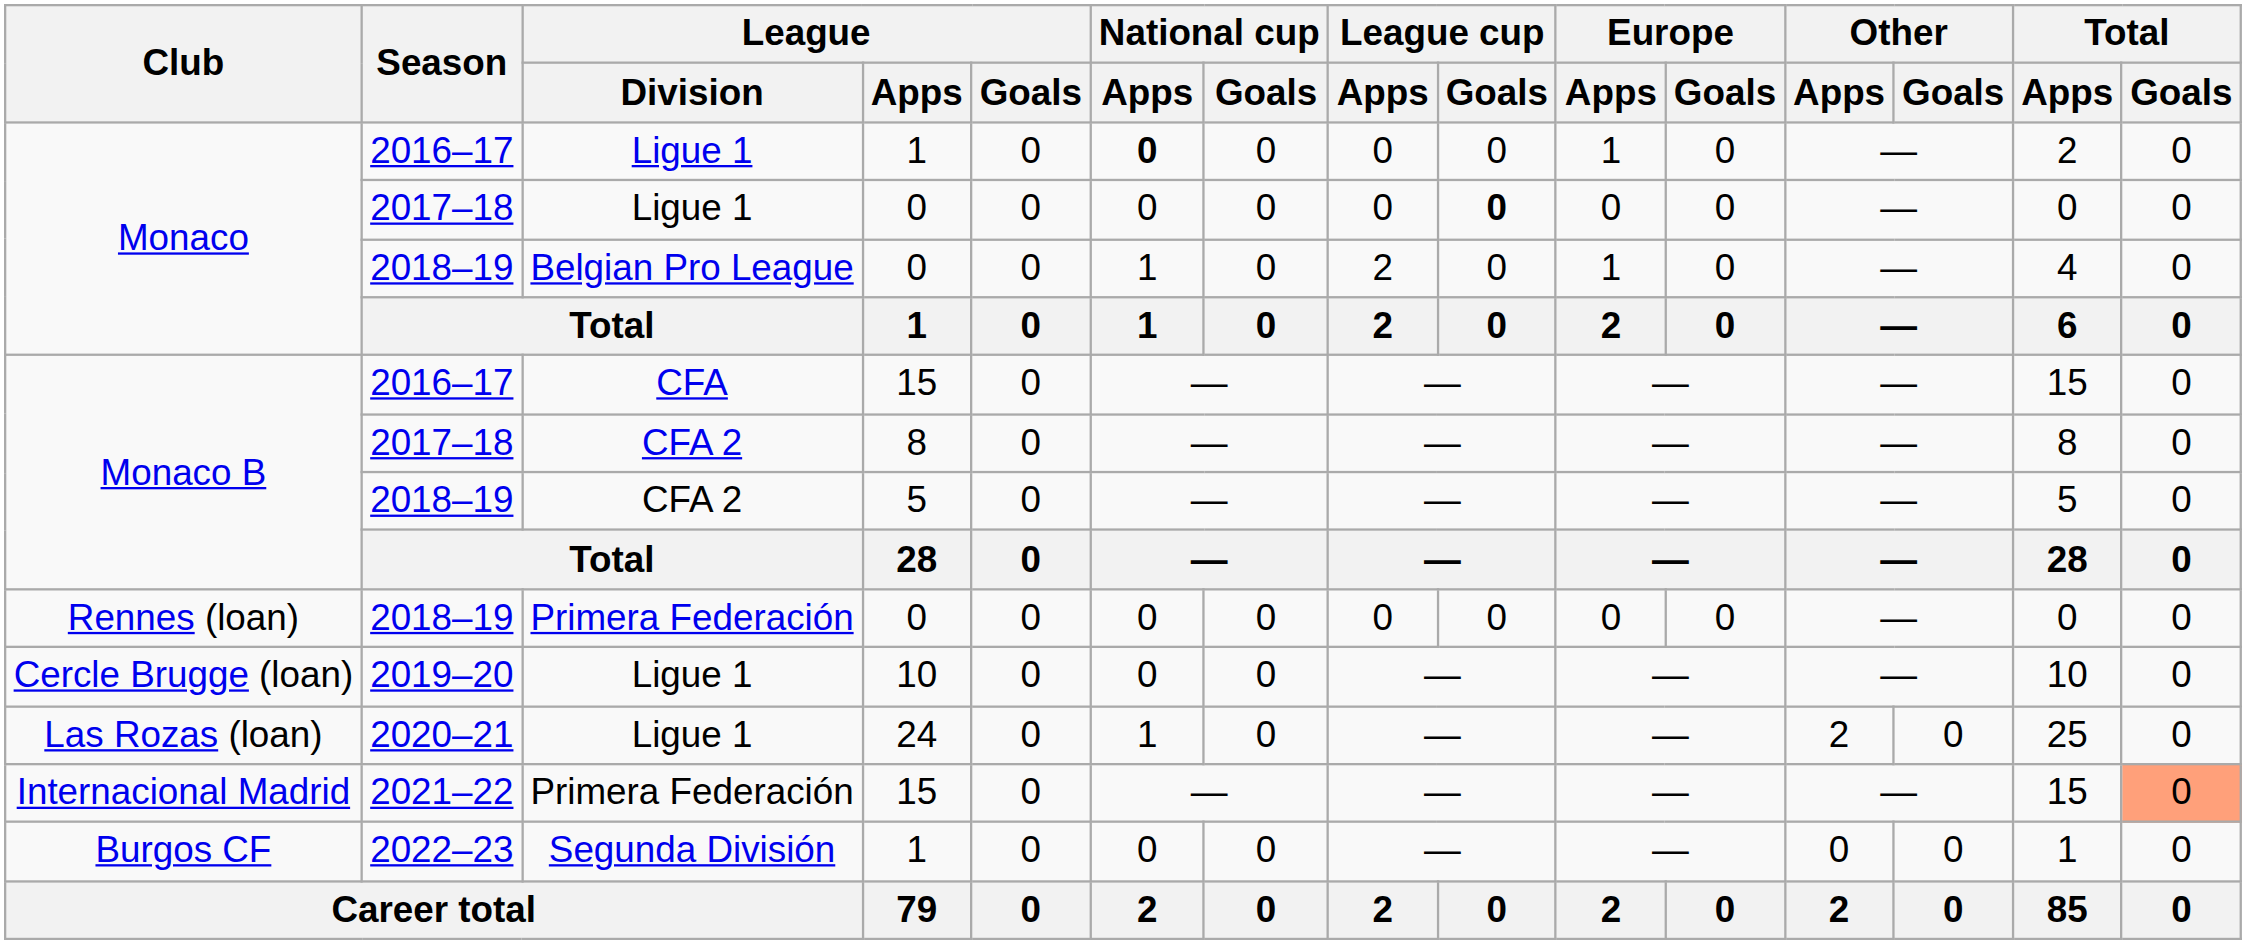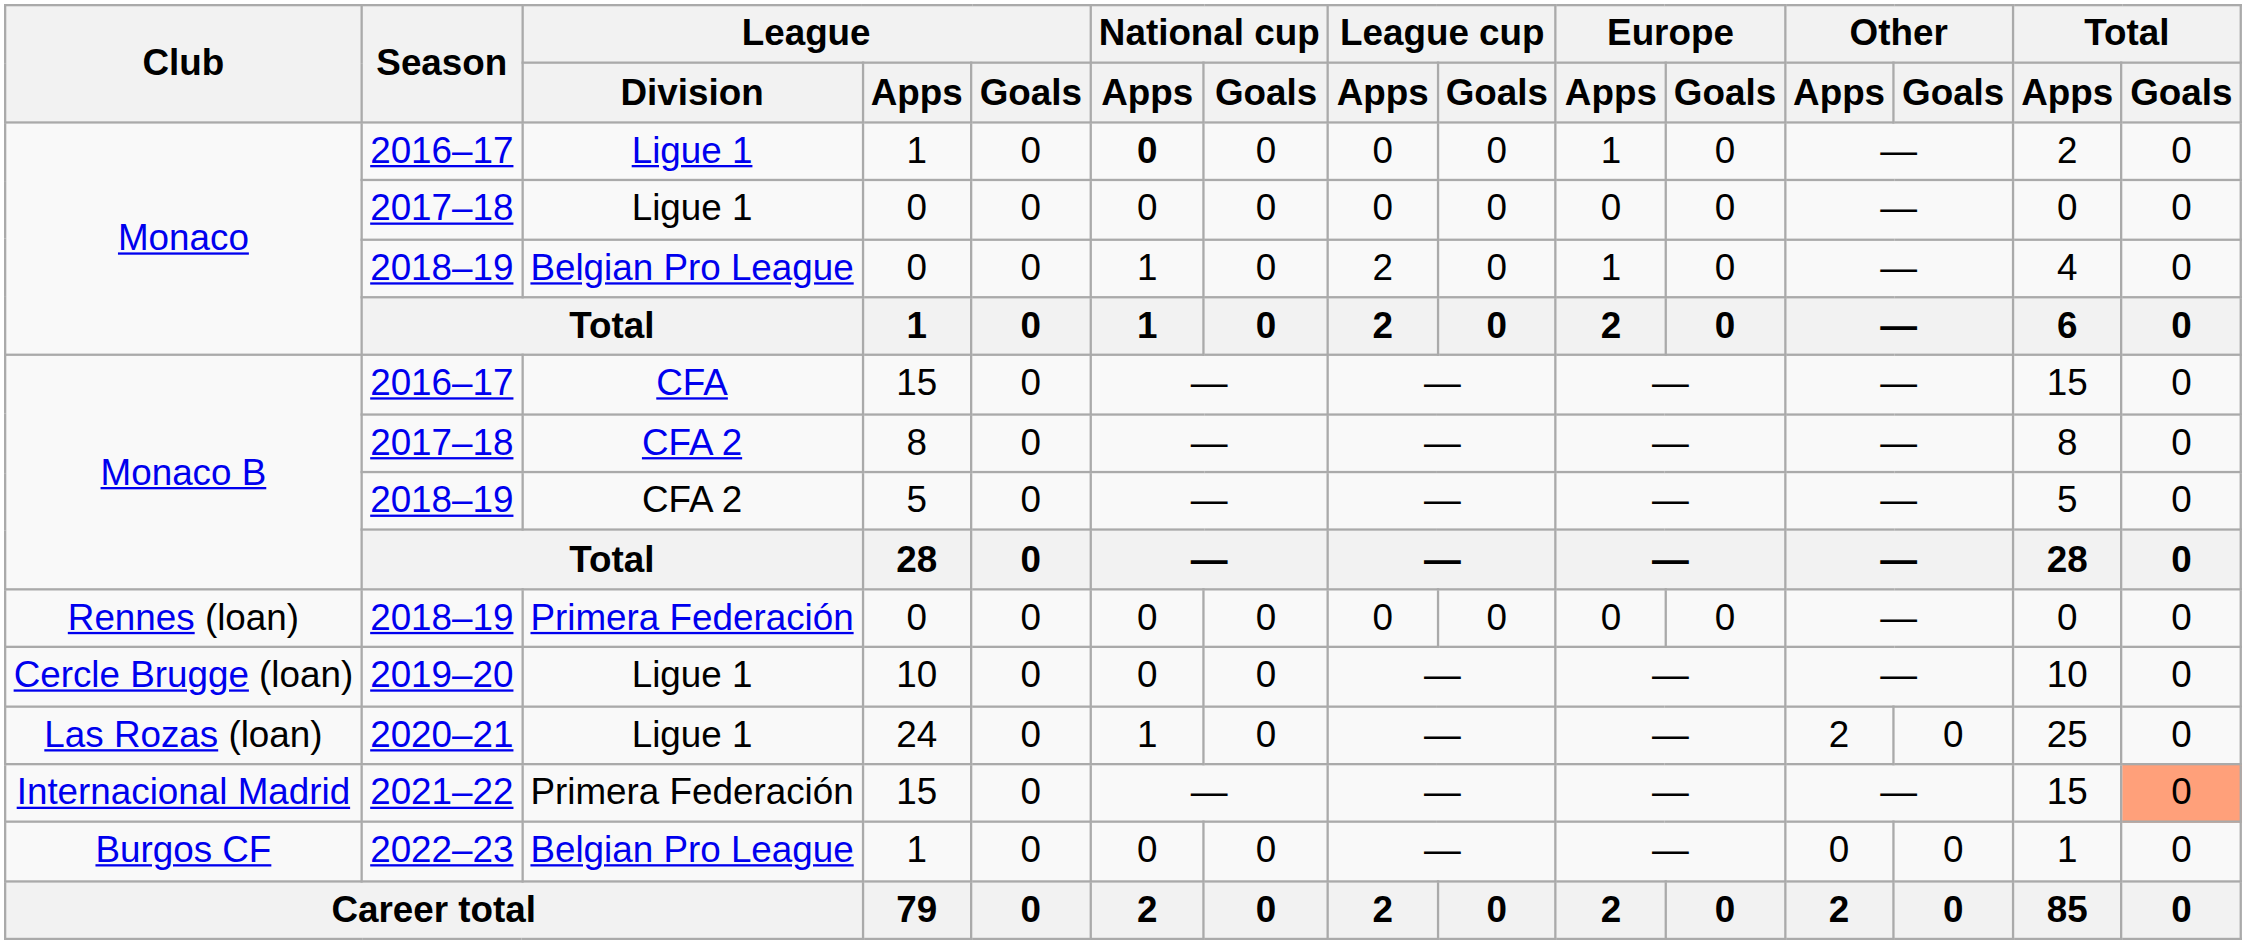(1497, 208) bold -> (1497, 208) normal
(692, 850) Segunda División -> (692, 850) Belgian Pro League
